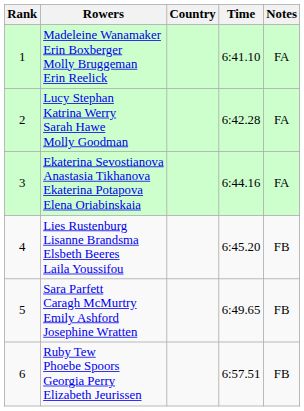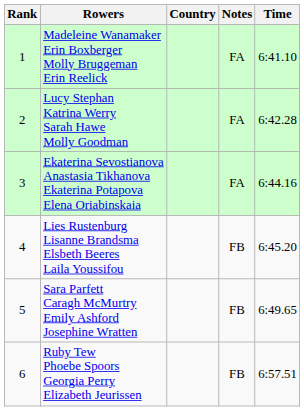columns swapped: (241, 14) <-> (282, 14)
